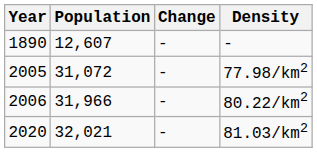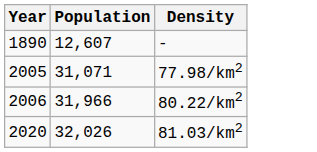- column: (187, 18)
(83, 72) 31,072 -> (83, 72) 31,071
(83, 132) 32,021 -> (83, 132) 32,026
